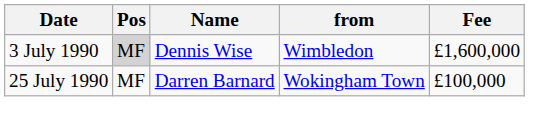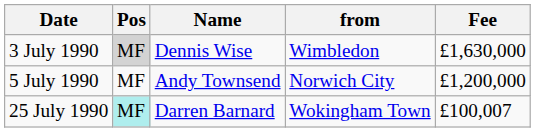(477, 50) £1,600,000 -> (483, 50) £1,630,000
+ row: (54, 80)
(131, 80) no background -> (131, 111) paleturquoise background
(470, 80) £100,000 -> (475, 111) £100,007
